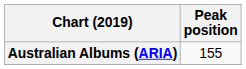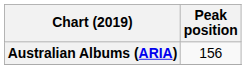(211, 53) 155 -> (211, 53) 156
